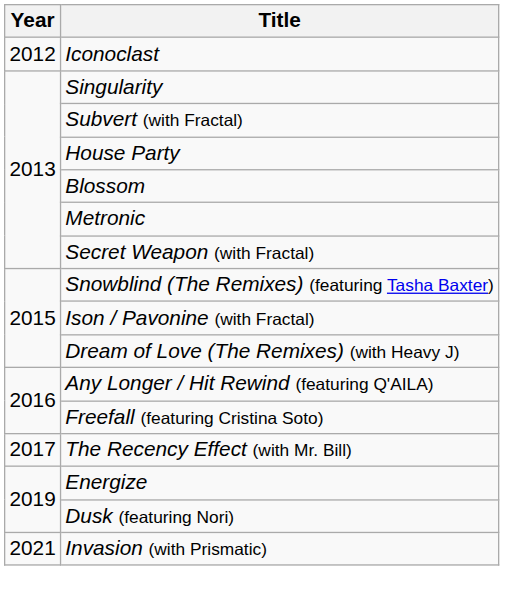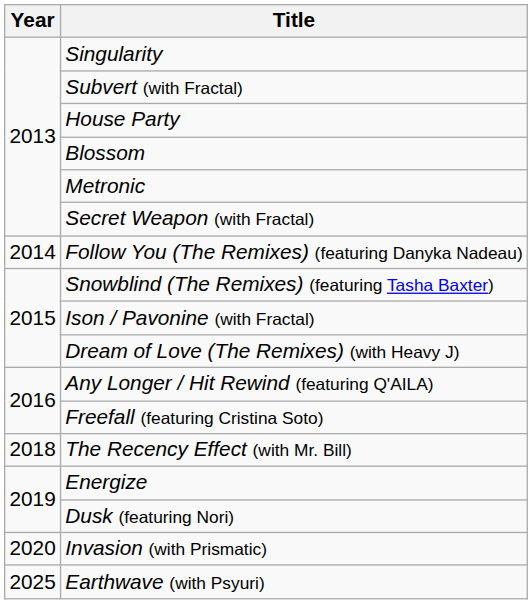- row: (112, 53)
+ row: (294, 251)
(33, 449) 2017 -> (33, 449) 2018
(33, 548) 2021 -> (33, 548) 2020
+ row: (165, 581)
